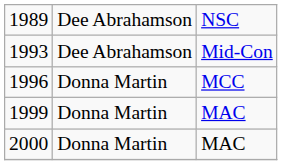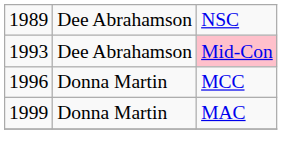(237, 50) no background -> (237, 50) pink background
- row: (29, 143)
